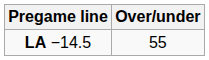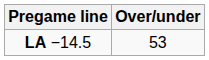(158, 42) 55 -> (158, 42) 53
